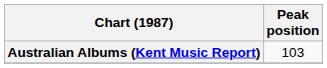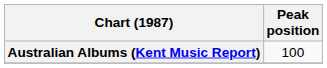(293, 52) 103 -> (293, 52) 100
